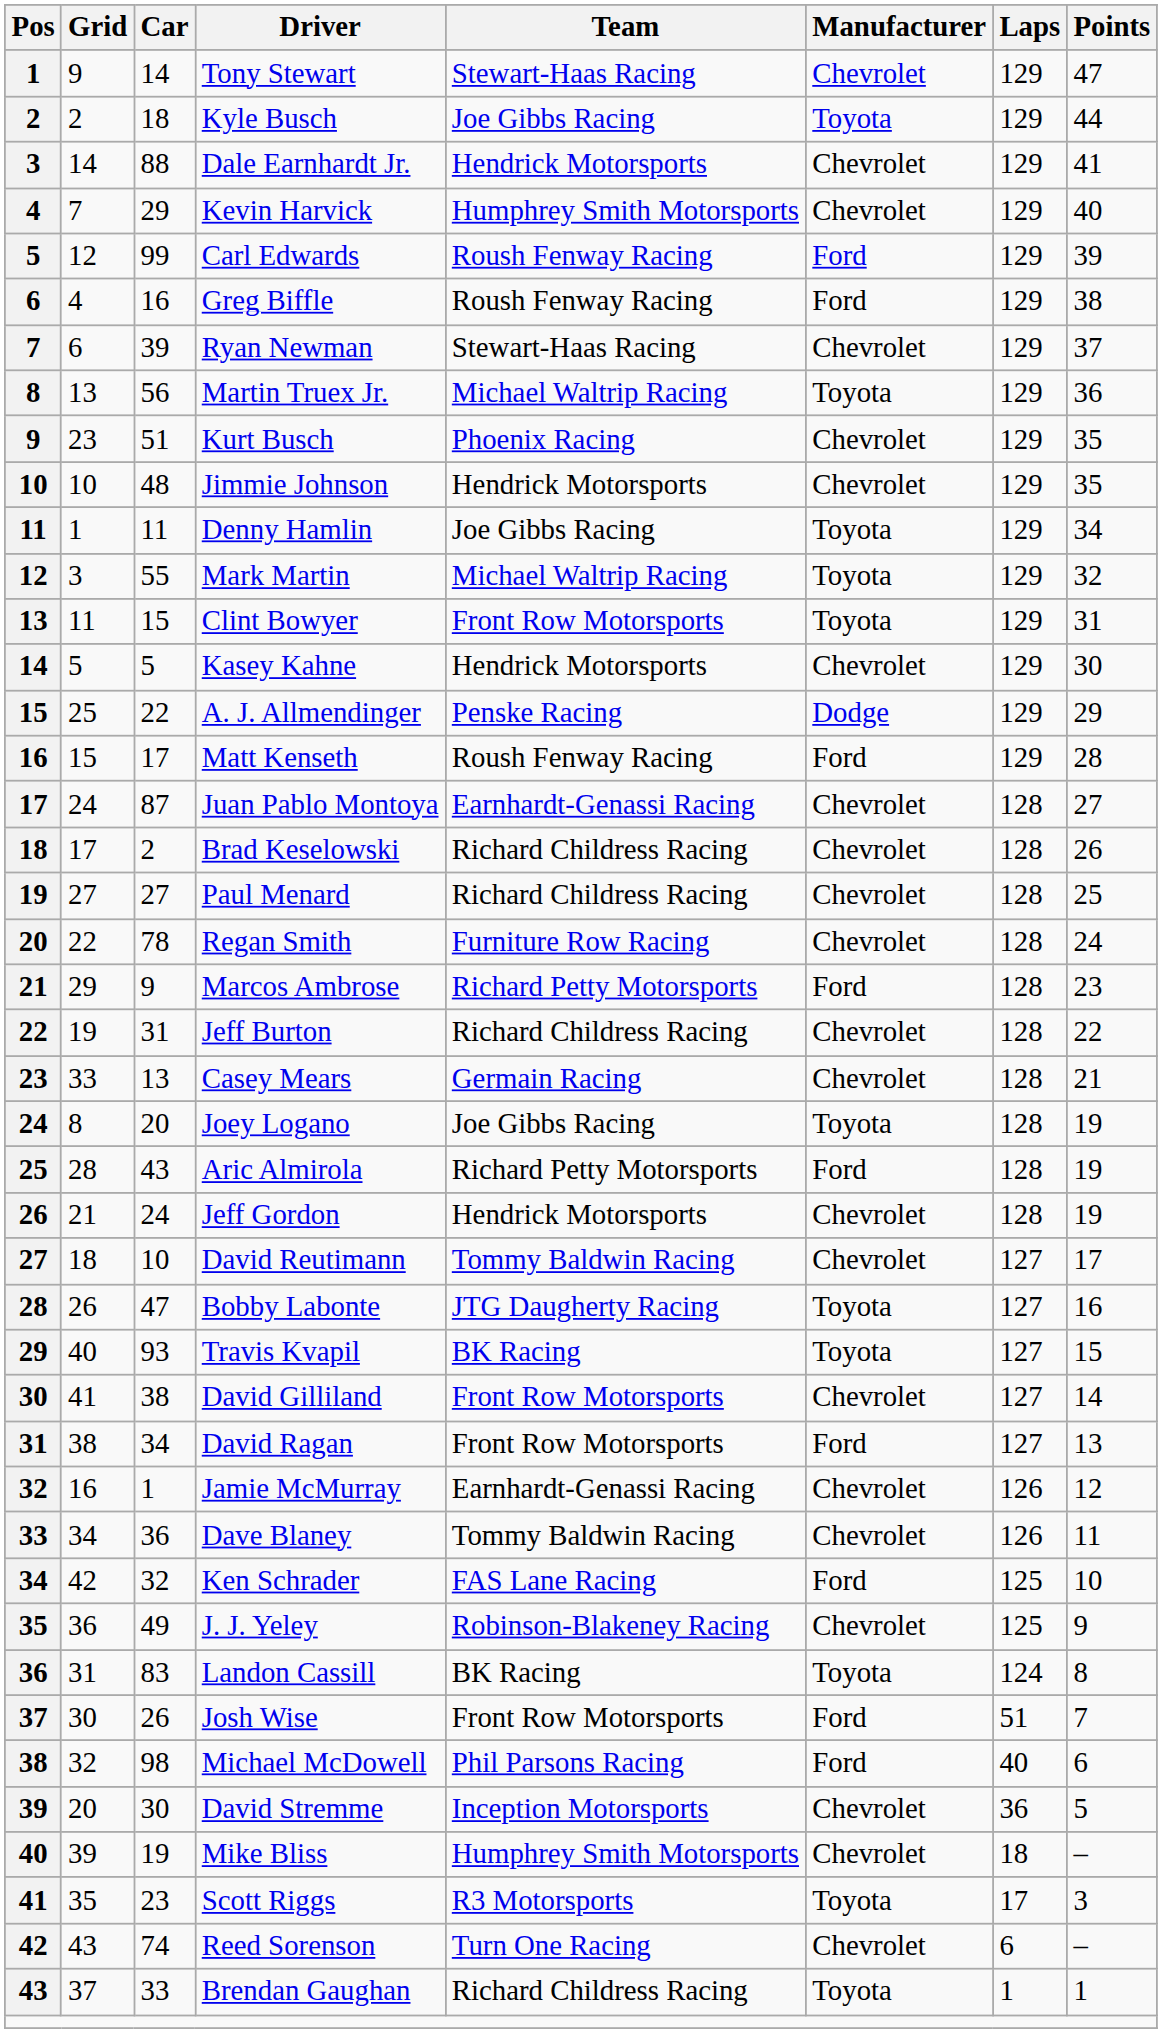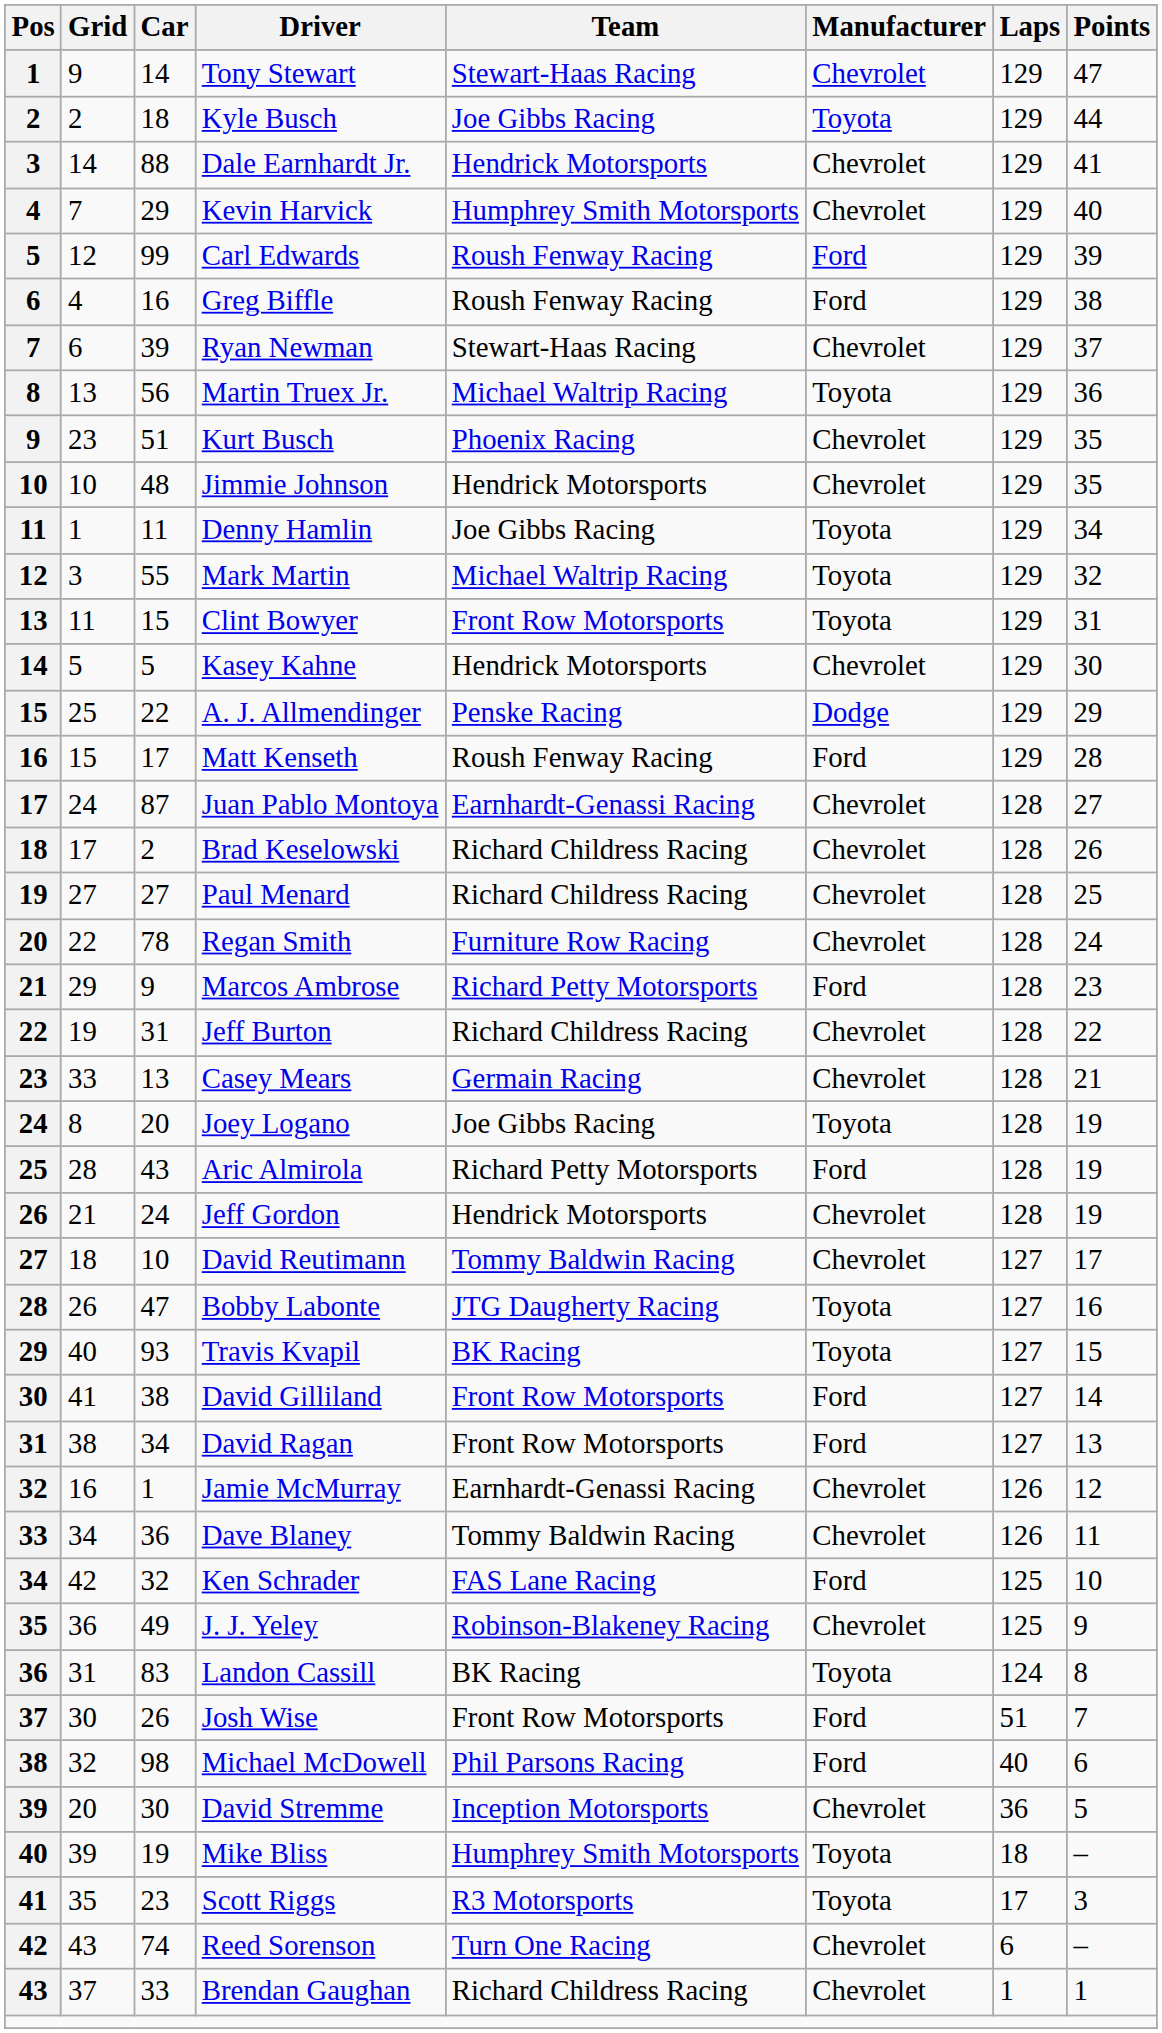(869, 1397) Chevrolet -> (839, 1397) Ford
(869, 1854) Chevrolet -> (852, 1854) Toyota
(852, 1991) Toyota -> (869, 1991) Chevrolet
